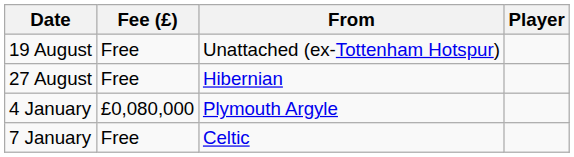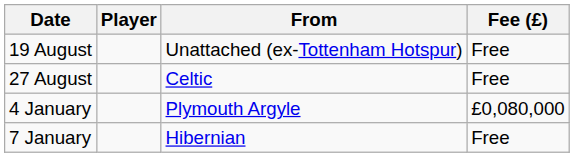columns swapped: (537, 20) <-> (147, 20)
(243, 79) Hibernian -> (189, 79) Celtic
(226, 138) Celtic -> (206, 138) Hibernian
